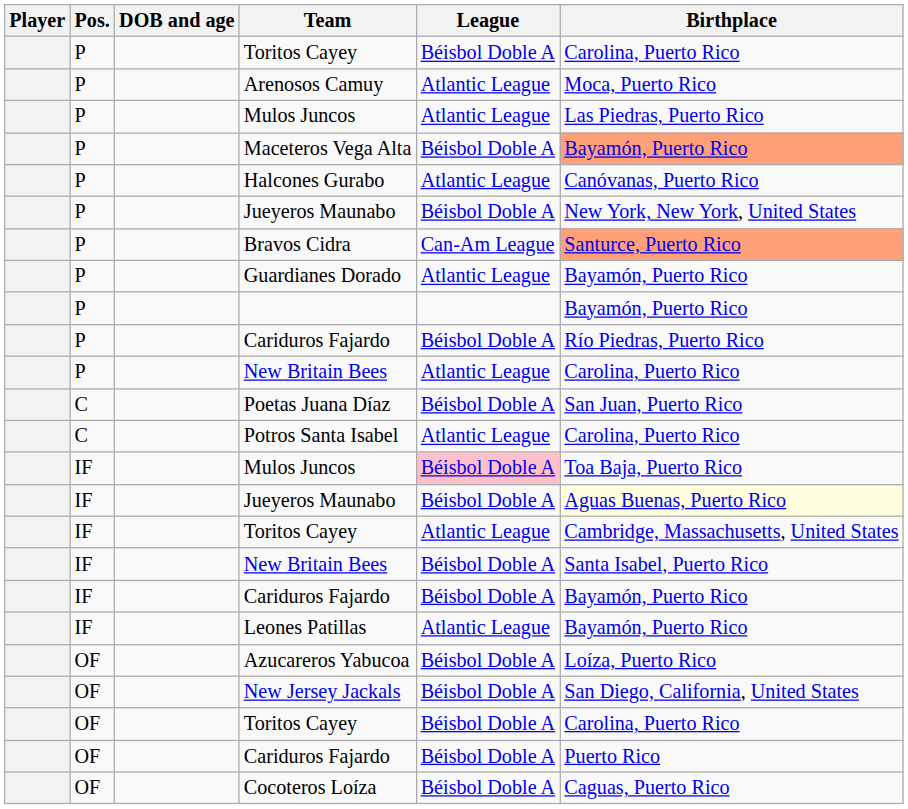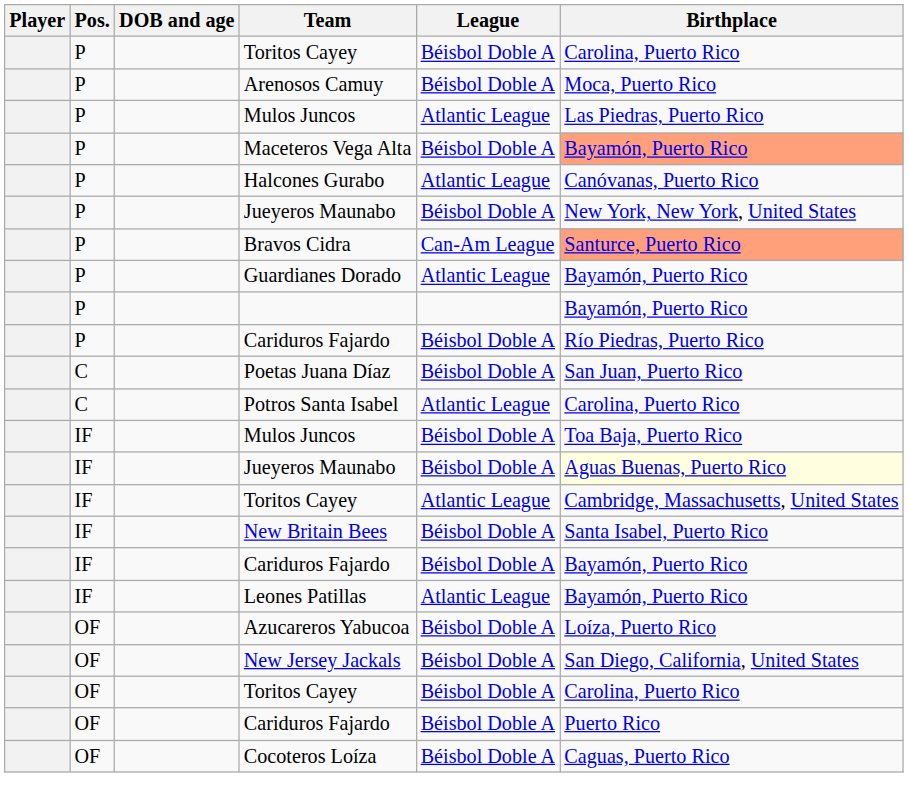(485, 84) Atlantic League -> (488, 84) Béisbol Doble A
- row: (80, 372)
(488, 468) pink background -> (488, 436) no background
